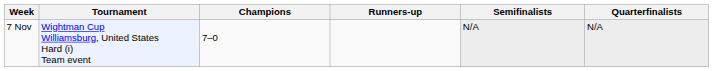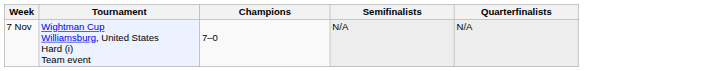- column: (395, 12)
